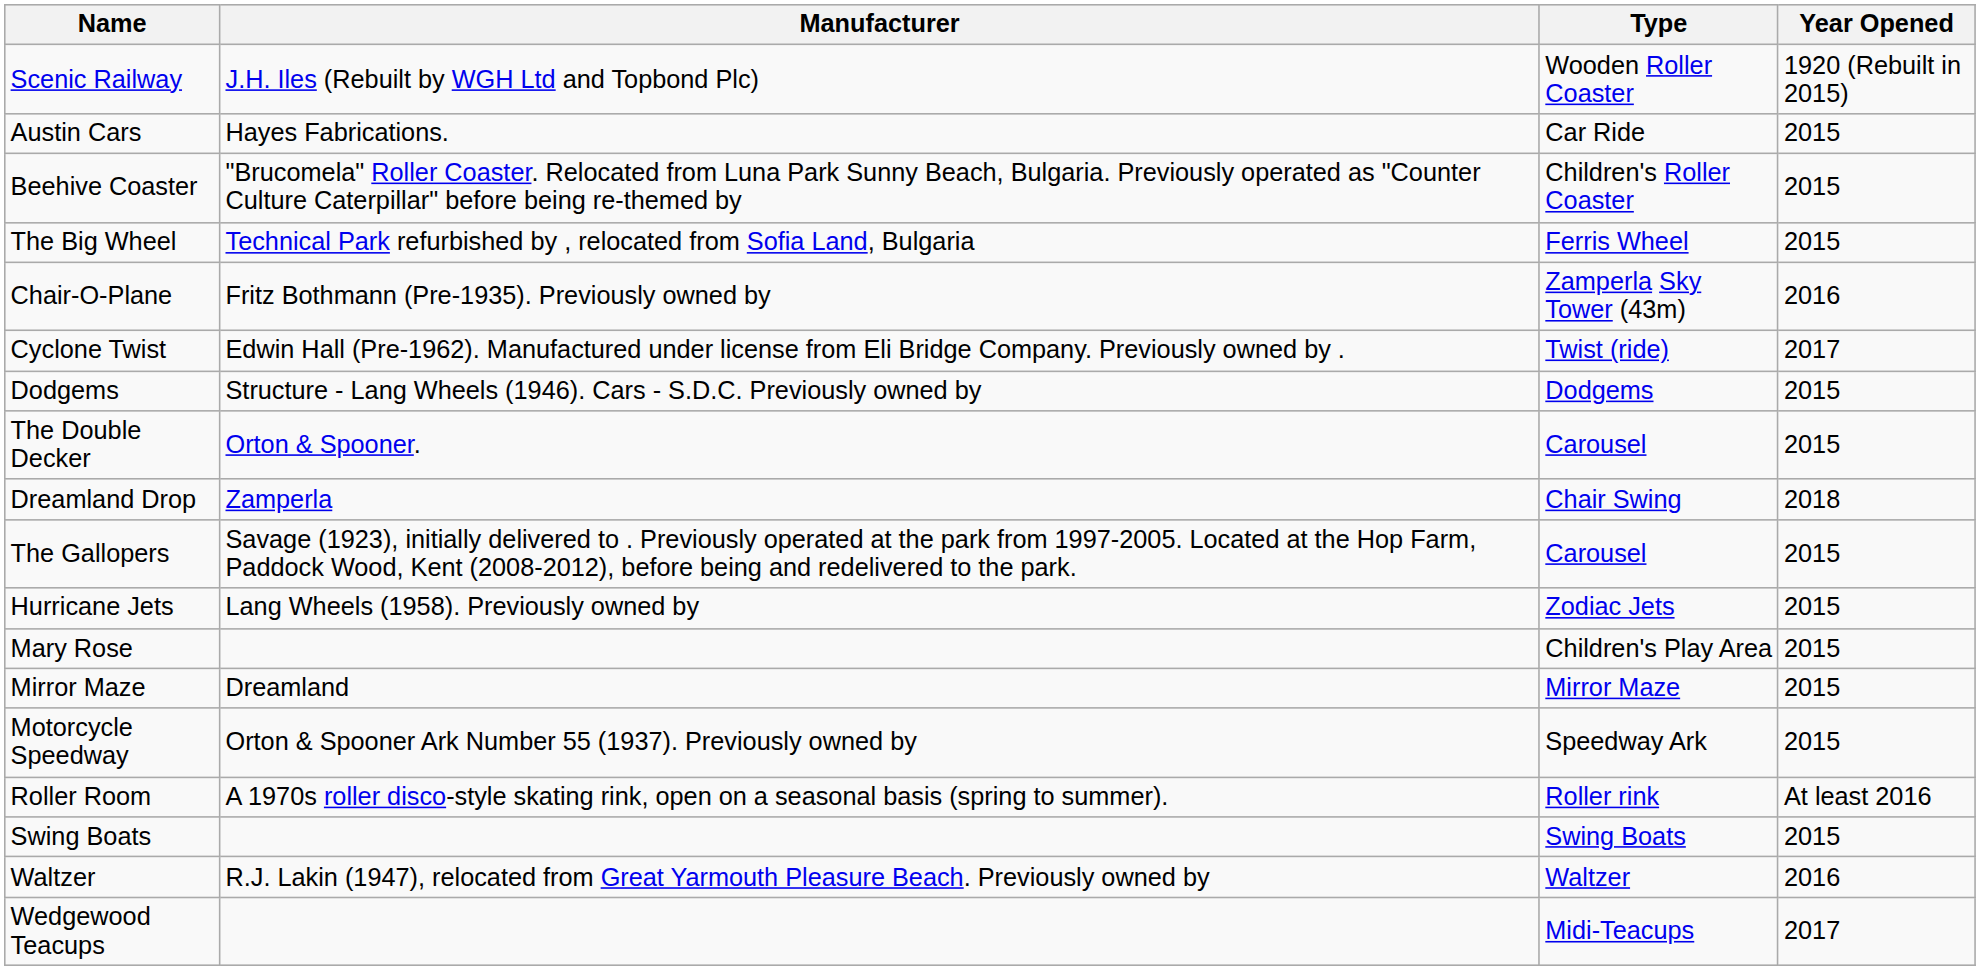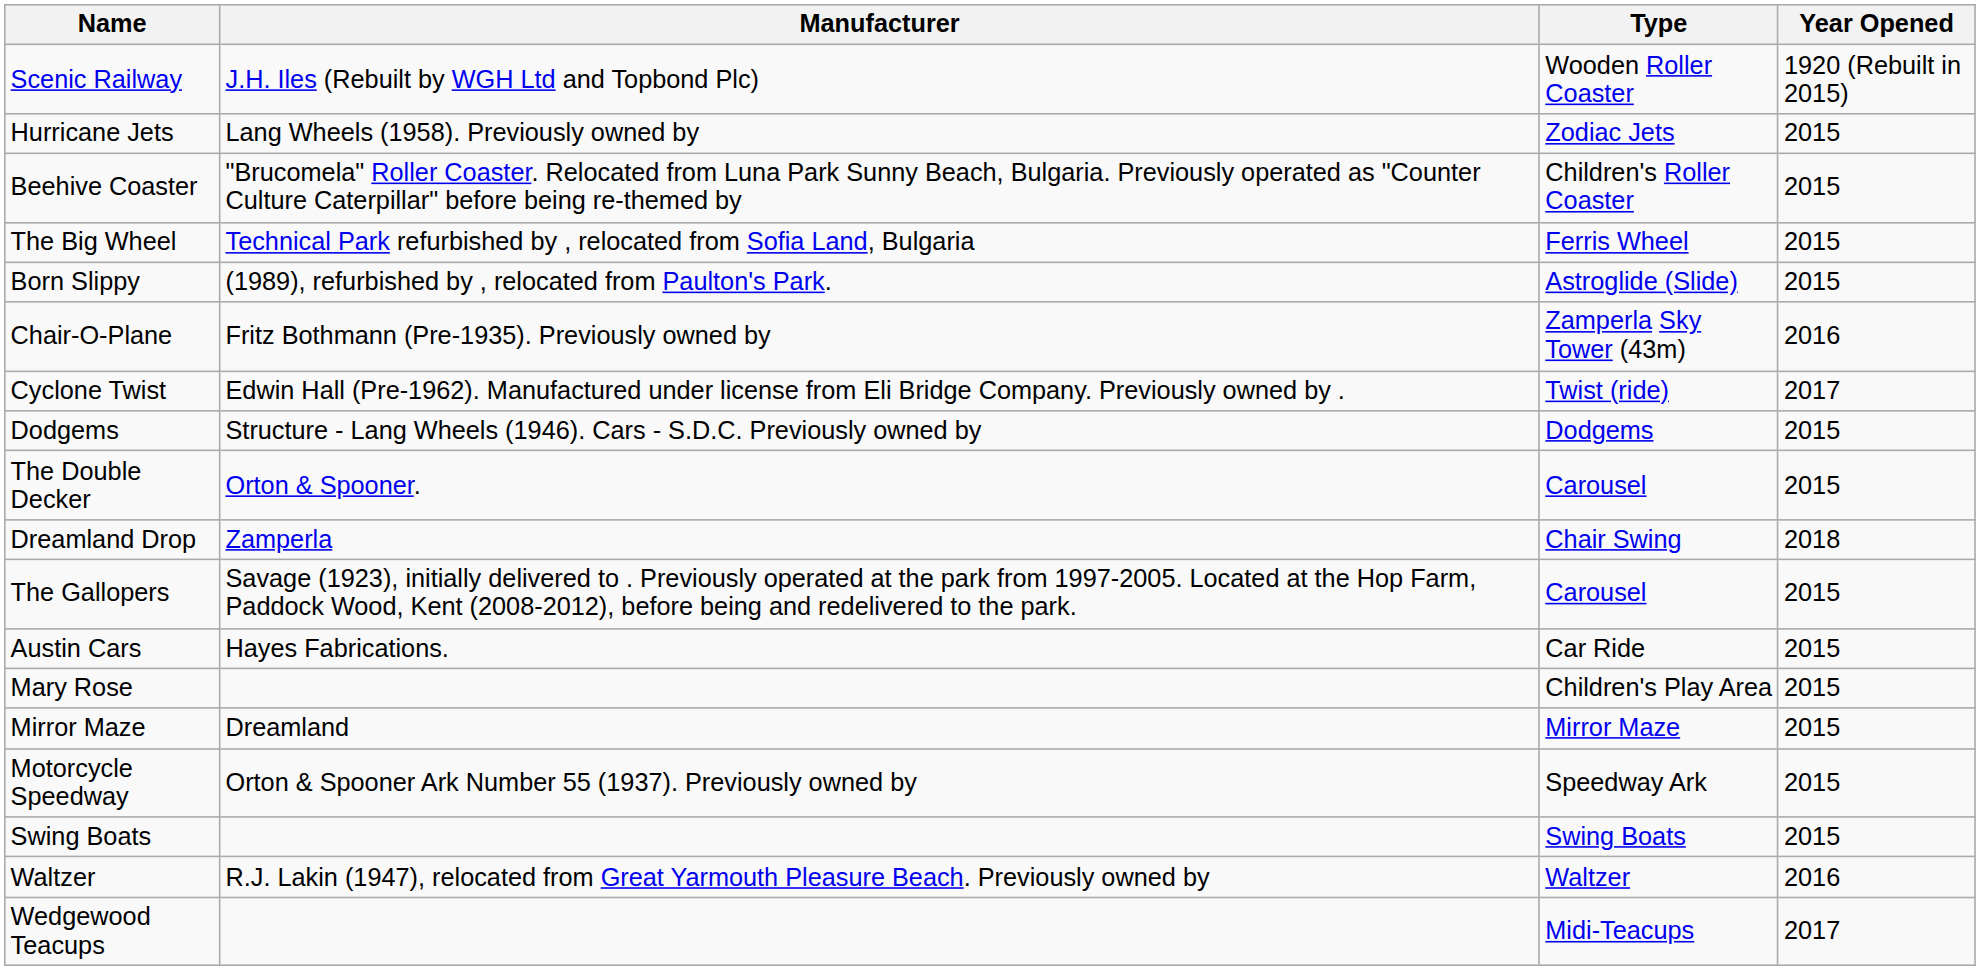rows swapped: (76, 133) <-> (92, 607)
+ row: (75, 281)
- row: (81, 796)
